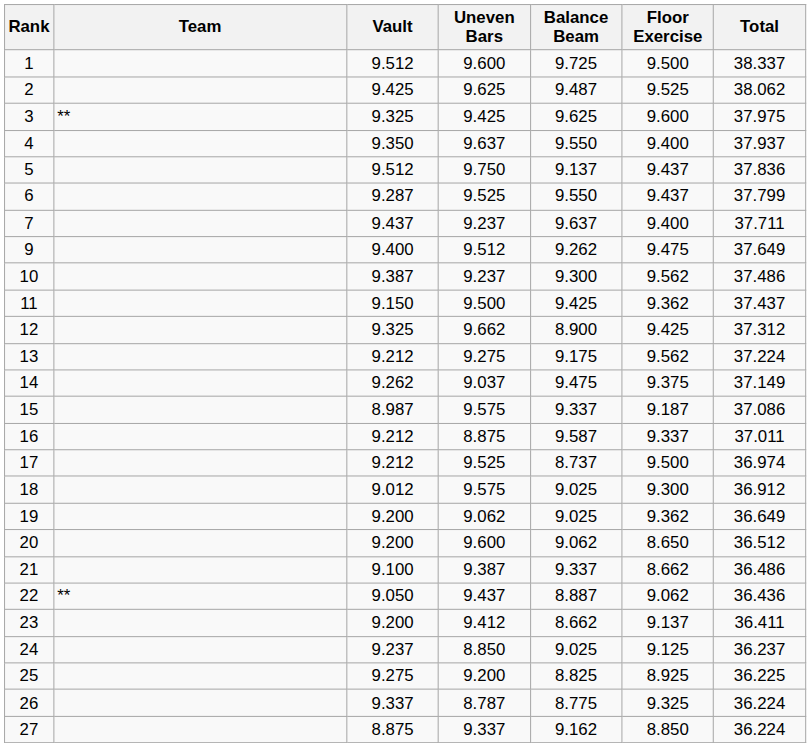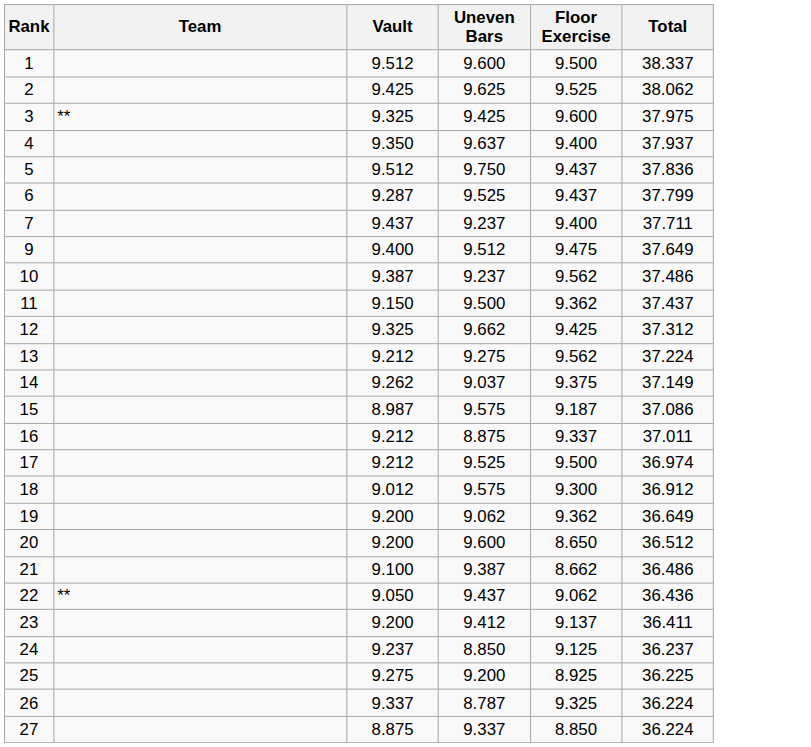- column: (576, 27)
